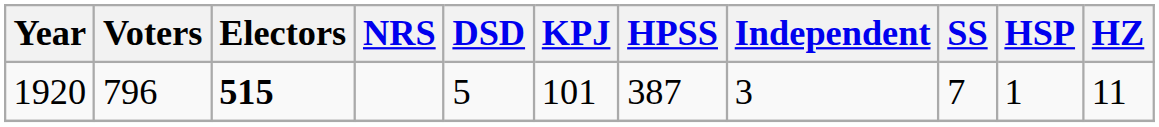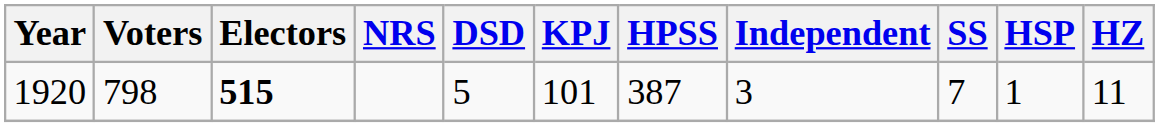(130, 90) 796 -> (130, 90) 798
